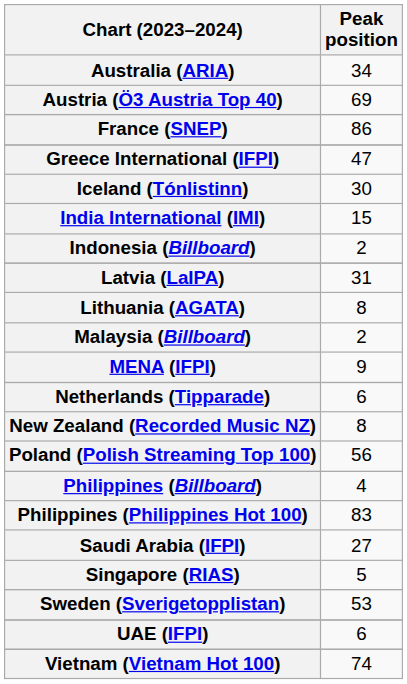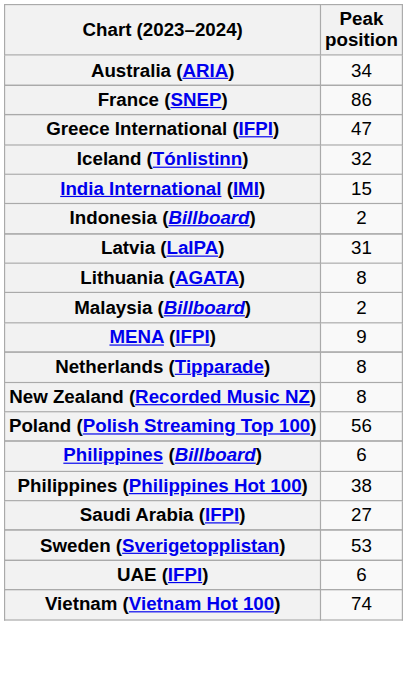- row: (163, 99)
(361, 188) 30 -> (361, 159) 32
(361, 396) 6 -> (361, 366) 8
(361, 485) 4 -> (361, 456) 6
(361, 515) 83 -> (361, 485) 38
- row: (163, 574)
